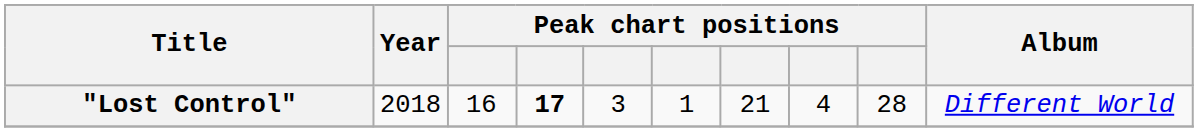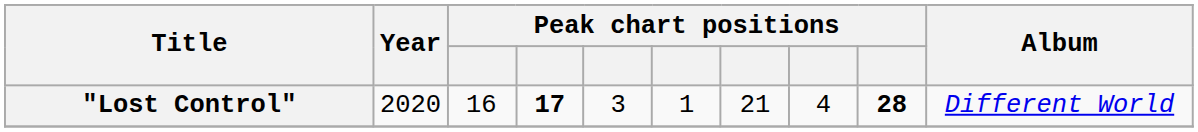(410, 106) 2018 -> (410, 106) 2020
(892, 106) normal -> (892, 106) bold
